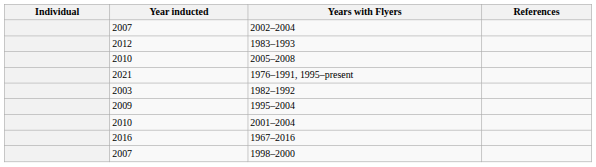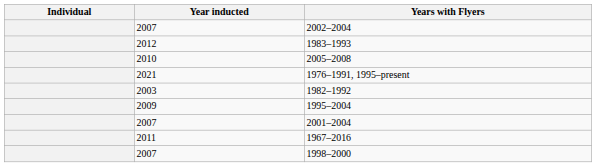- column: (536, 12)
(122, 122) 2010 -> (146, 122) 2007
(122, 138) 2016 -> (146, 138) 2011
